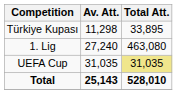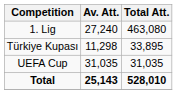rows swapped: (43, 47) <-> (43, 30)
(147, 64) khaki background -> (147, 64) no background
